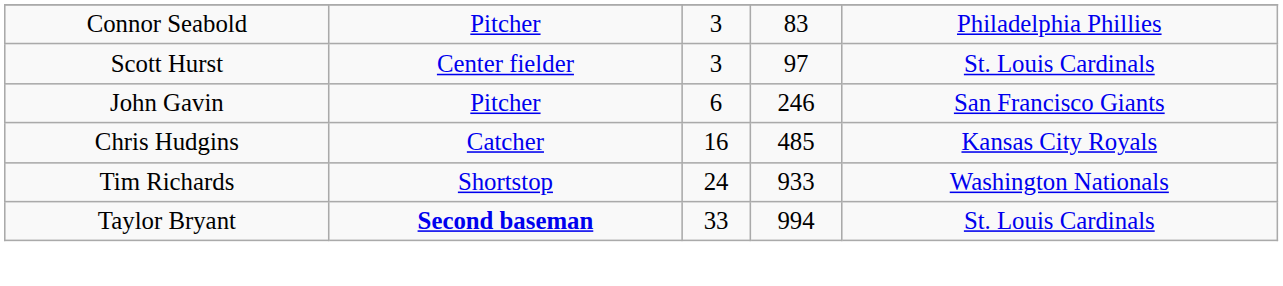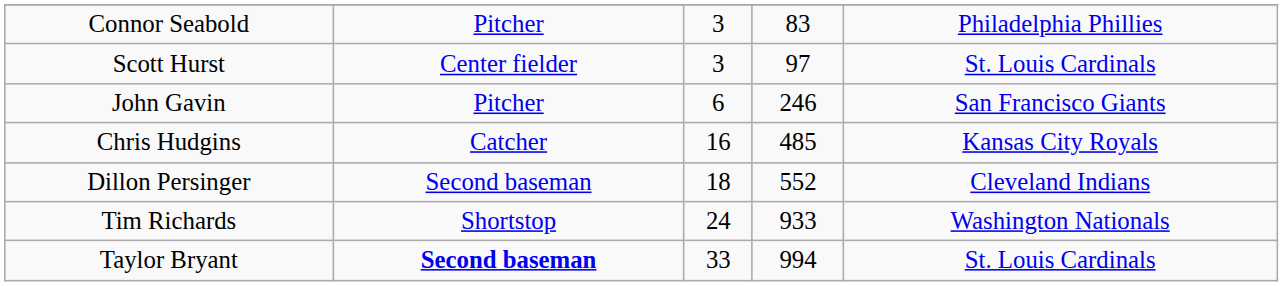+ row: (169, 181)
